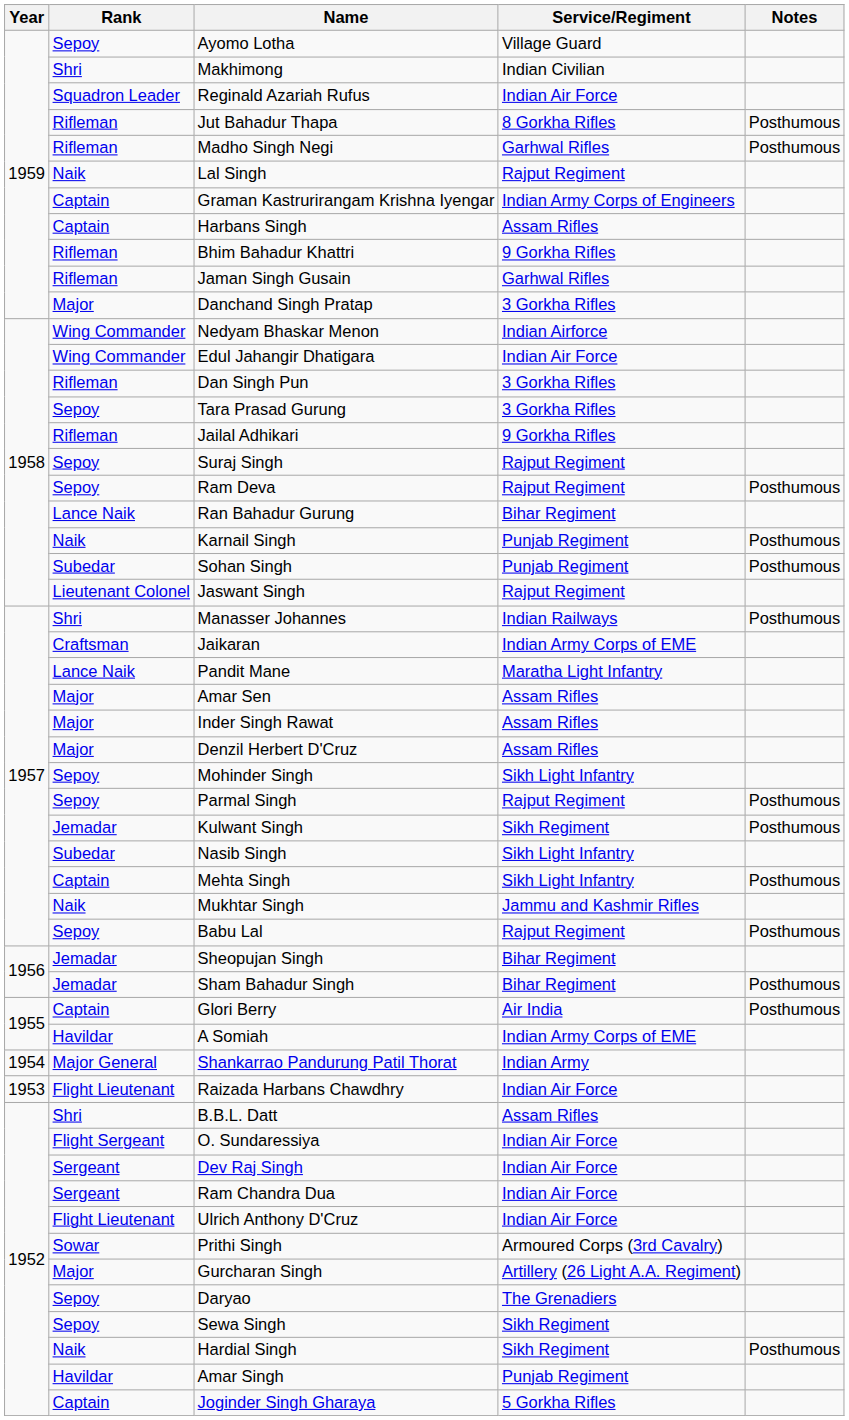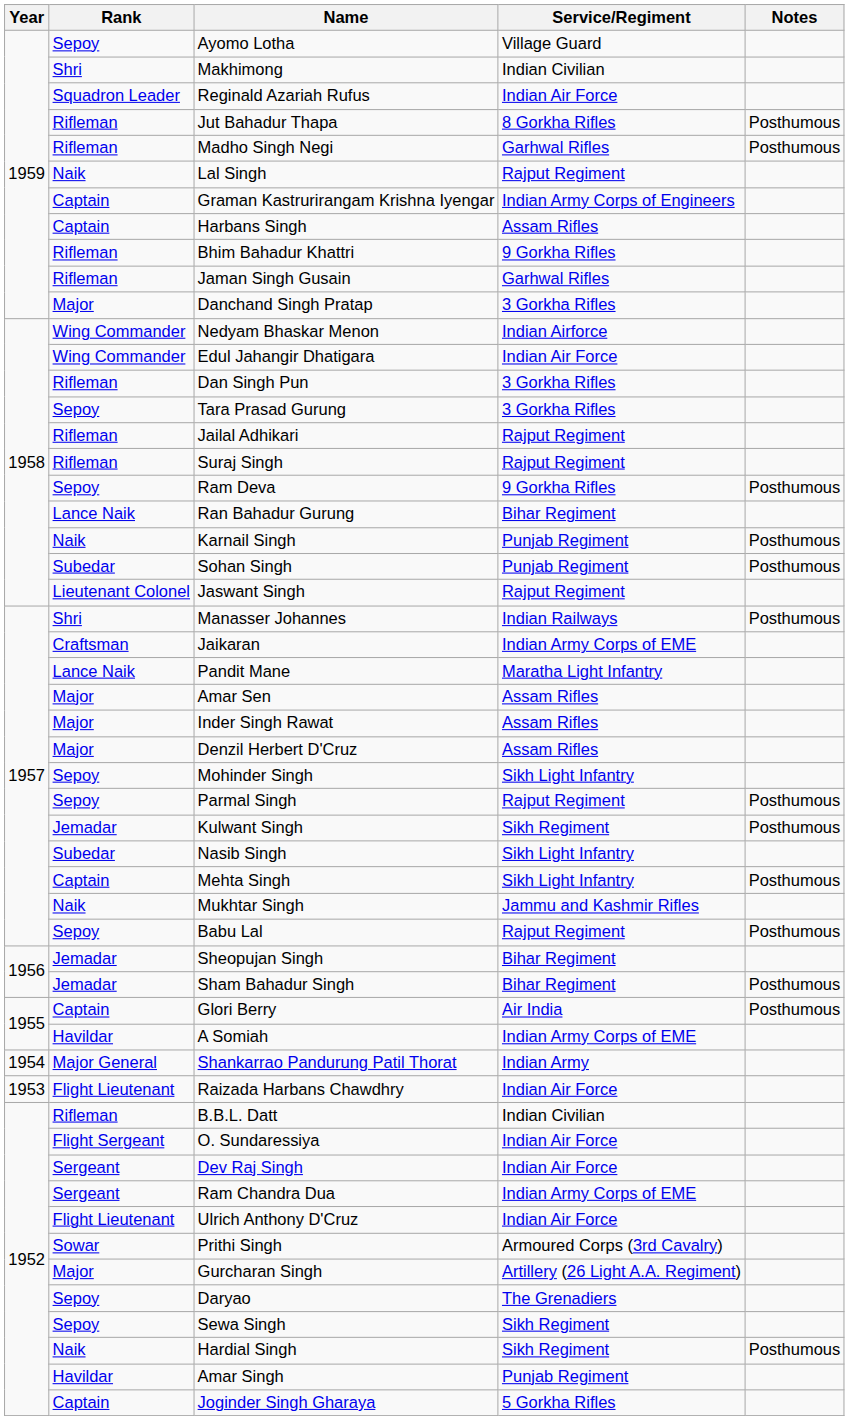(559, 435) 9 Gorkha Rifles -> (563, 435) Rajput Regiment
(76, 461) Sepoy -> (85, 461) Rifleman
(563, 488) Rajput Regiment -> (559, 488) 9 Gorkha Rifles
(67, 1115) Shri -> (85, 1115) Rifleman
(550, 1115) Assam Rifles -> (553, 1115) Indian Civilian
(560, 1193) Indian Air Force -> (599, 1193) Indian Army Corps of EME
